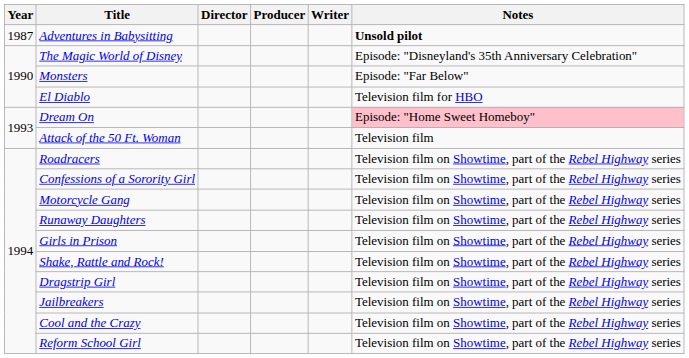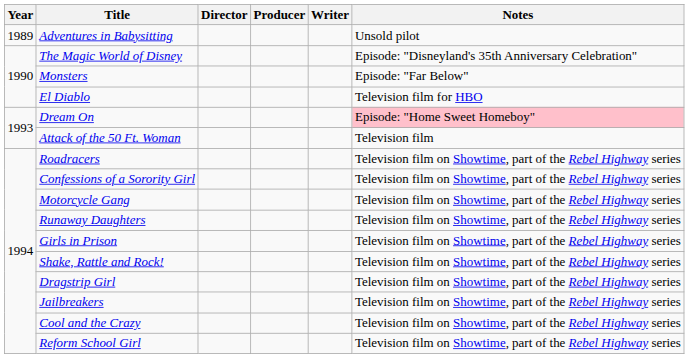(20, 35) 1987 -> (20, 35) 1989
(389, 35) bold -> (387, 35) normal
